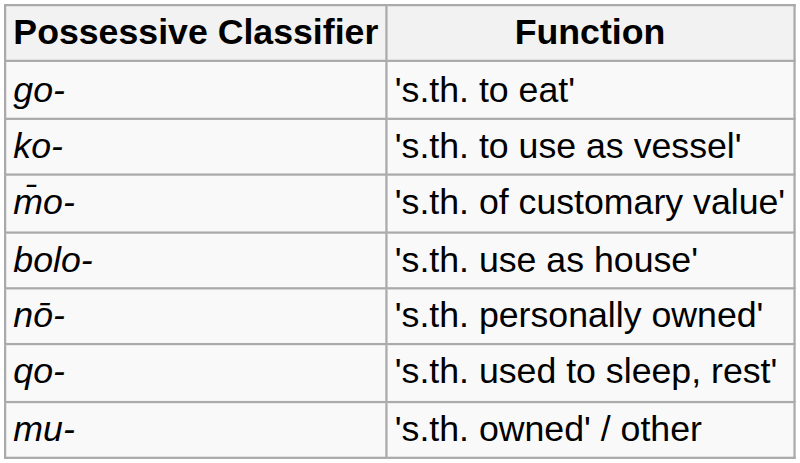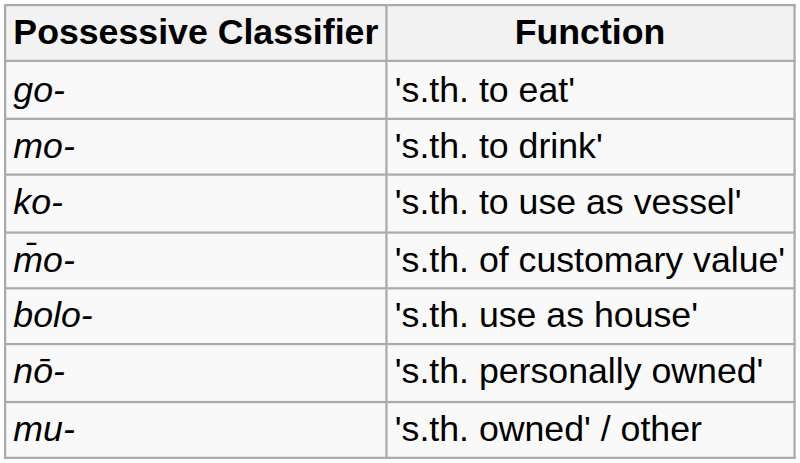+ row: (44, 145)
- row: (39, 372)
